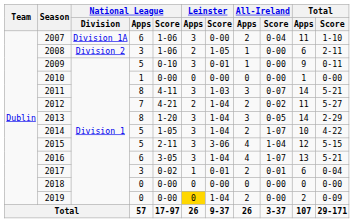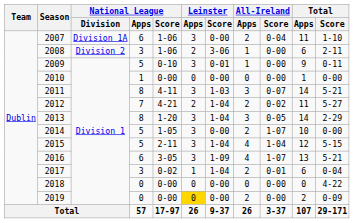(220, 51) 1-05 -> (220, 51) 3-06
(220, 131) 1-04 -> (220, 131) 0-00
(332, 131) 4-22 -> (332, 131) 0-00
(220, 144) 3-06 -> (220, 144) 1-04
(220, 158) 1-04 -> (220, 158) 1-09
(220, 171) 0-01 -> (220, 171) 1-04
(332, 185) 0-00 -> (332, 185) 4-22
(220, 198) 1-04 -> (220, 198) 0-00
